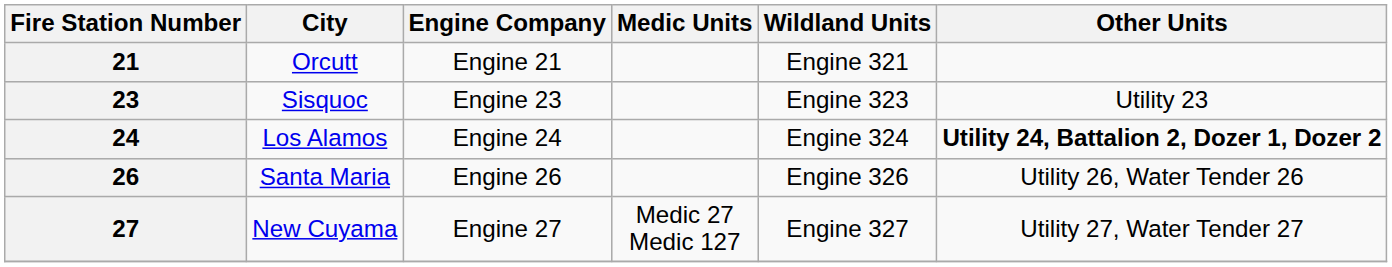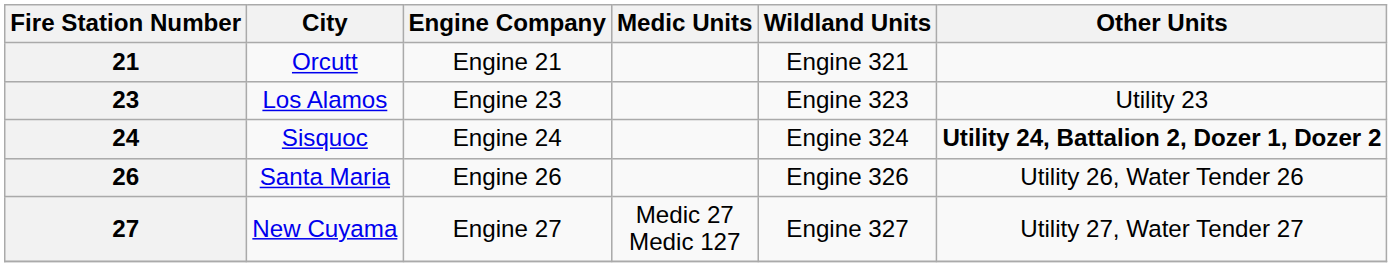(325, 100) Sisquoc -> (325, 100) Los Alamos
(325, 138) Los Alamos -> (325, 138) Sisquoc
